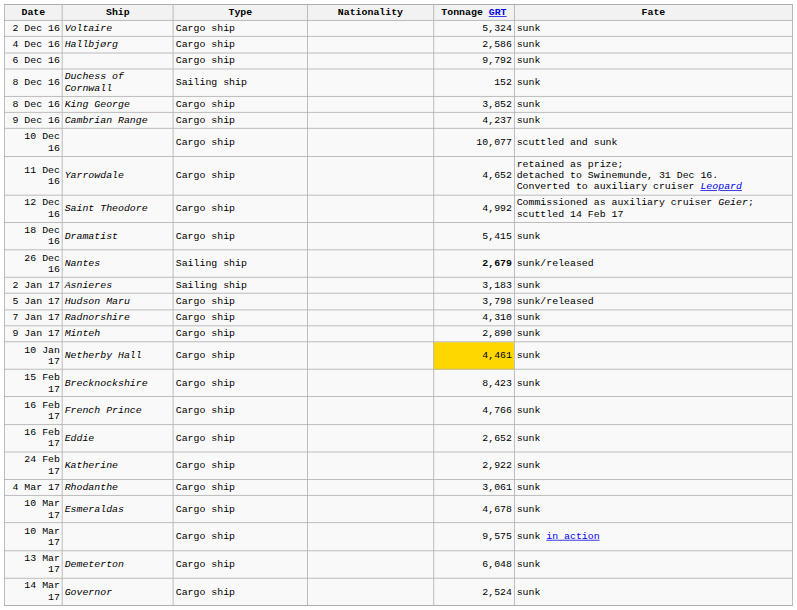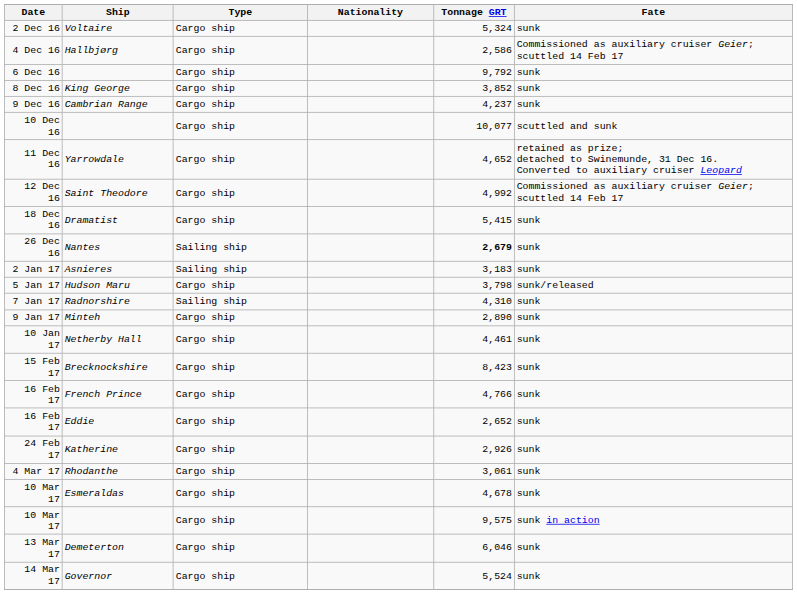(529, 45) sunk -> (635, 50) Commissioned as auxiliary cruiser Geier; scuttled 14 Feb 17
- row: (36, 83)
(555, 264) sunk/released -> (529, 248) sunk
(205, 318) Cargo ship -> (211, 302) Sailing ship
(497, 356) gold background -> (497, 339) no background
(497, 466) 2,922 -> (497, 449) 2,926
(497, 564) 6,048 -> (497, 548) 6,046
(497, 592) 2,524 -> (497, 576) 5,524
